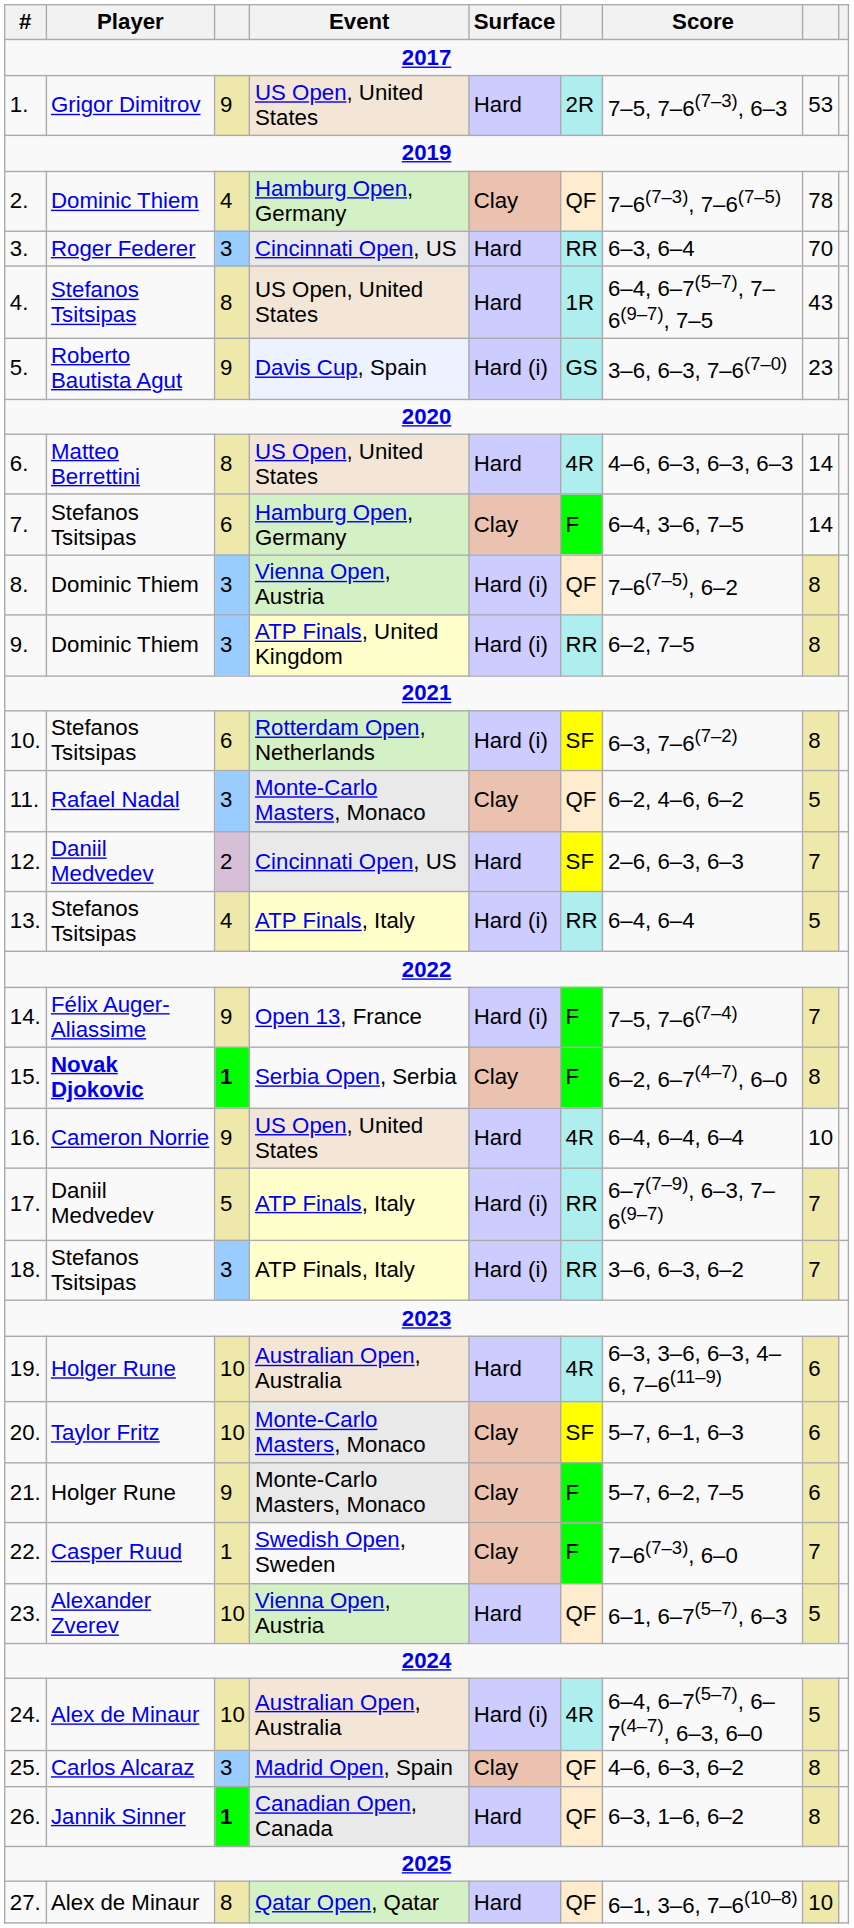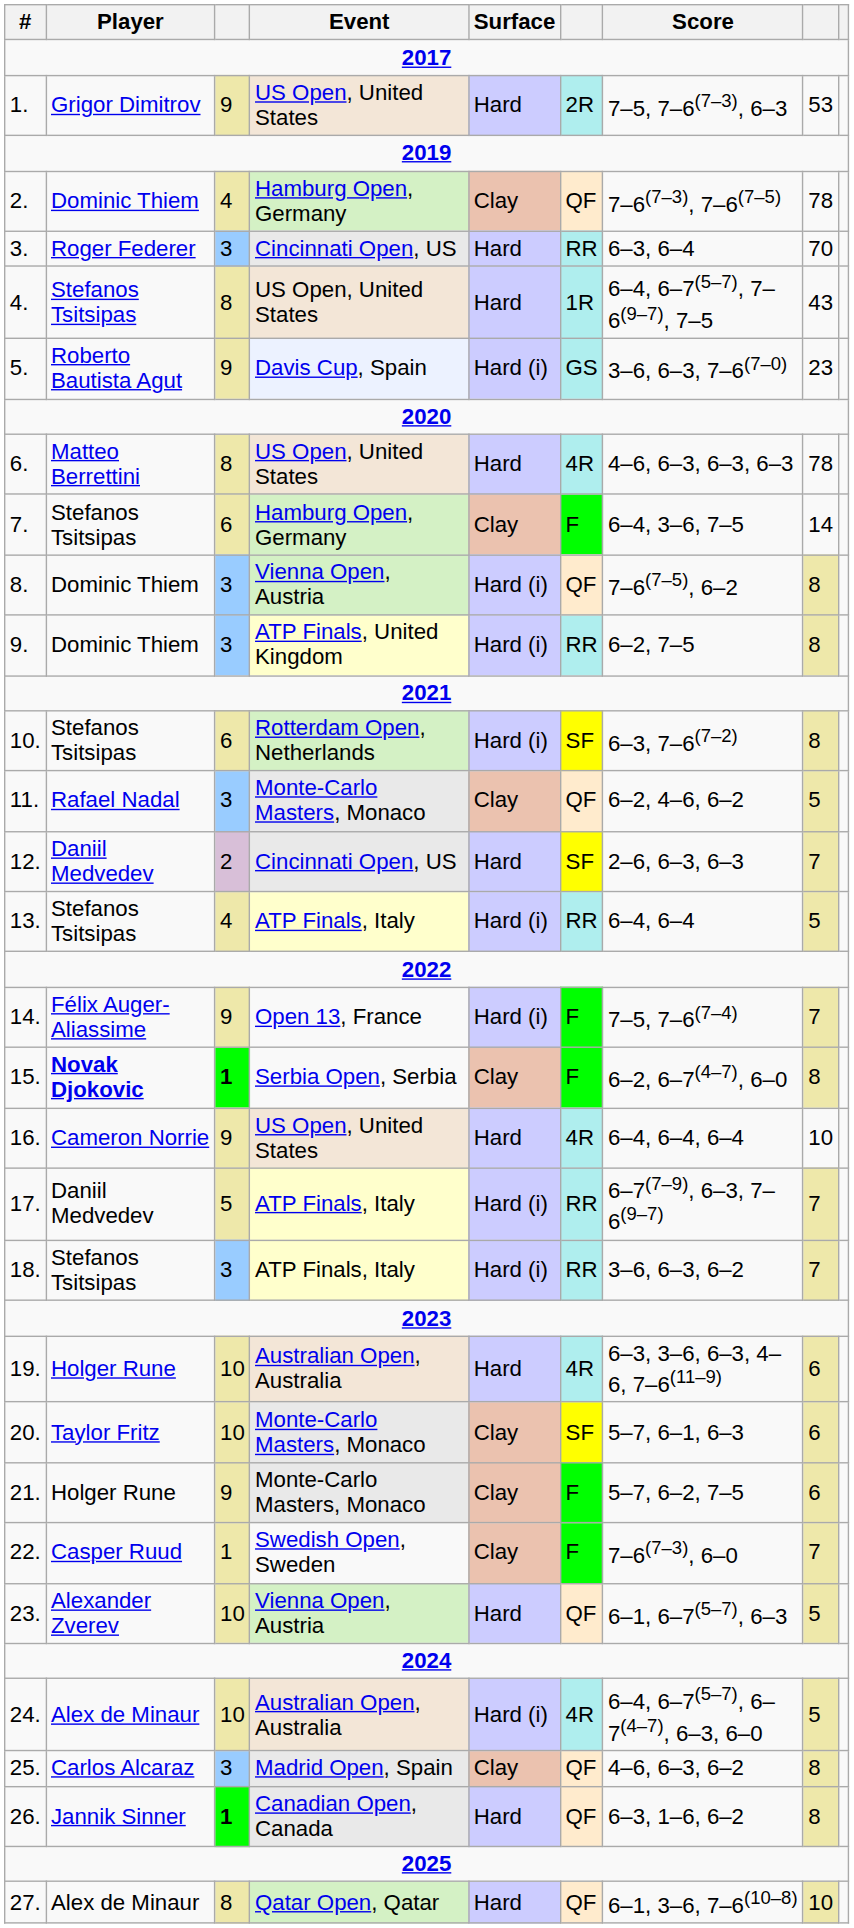(821, 464) 14 -> (821, 464) 78
